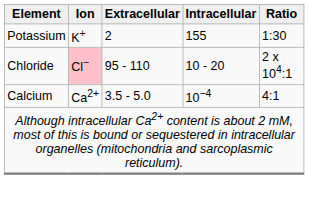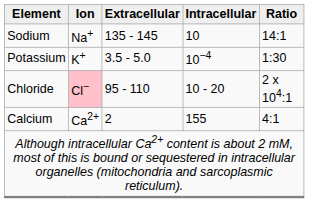+ row: (28, 35)
(108, 35) 2 -> (128, 59) 3.5 - 5.0
(196, 35) 155 -> (198, 59) 10−4
(128, 96) 3.5 - 5.0 -> (108, 119) 2
(198, 96) 10−4 -> (196, 119) 155
